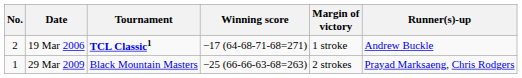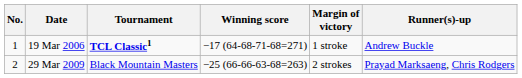(15, 45) 2 -> (15, 45) 1
(15, 64) 1 -> (15, 64) 2
